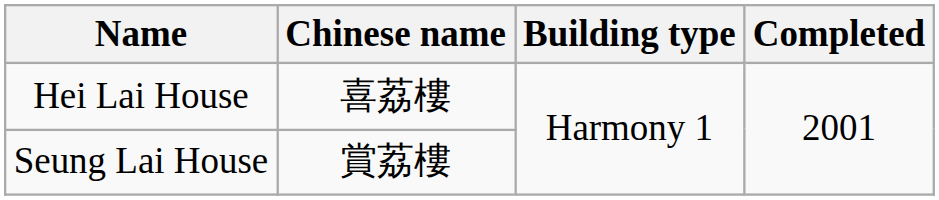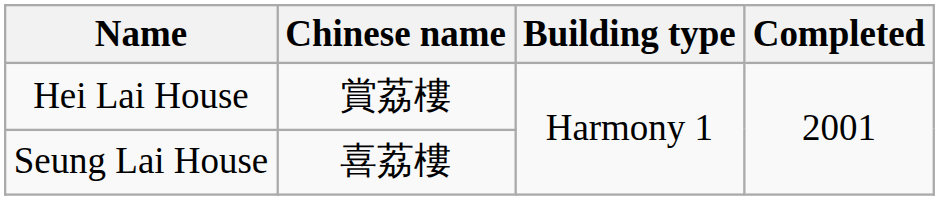(396, 94) 喜荔樓 -> (396, 94) 賞荔樓
(396, 160) 賞荔樓 -> (396, 160) 喜荔樓
